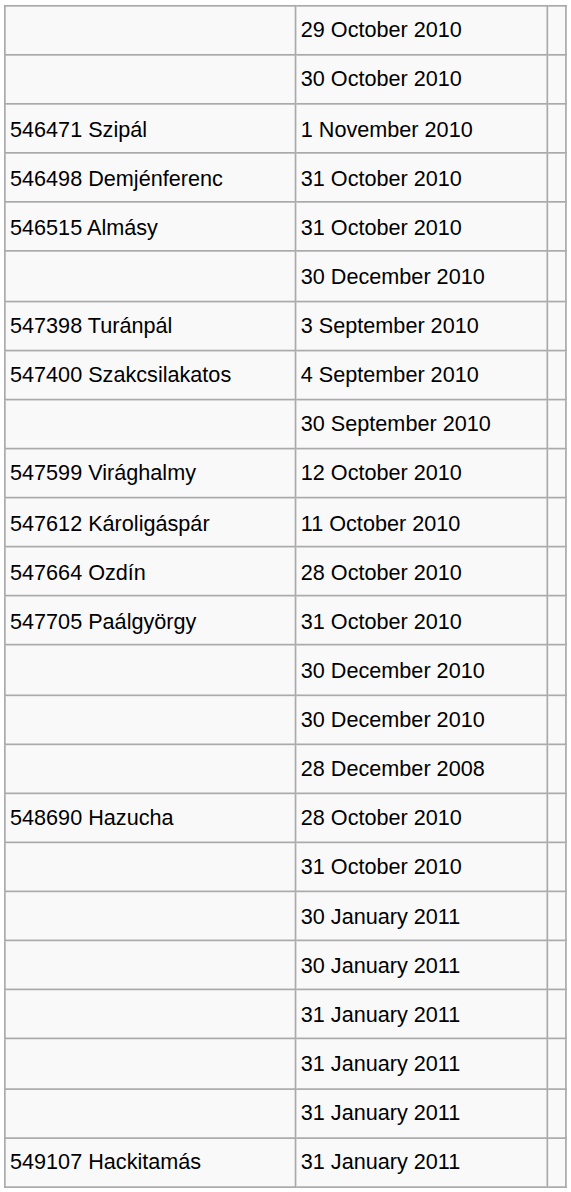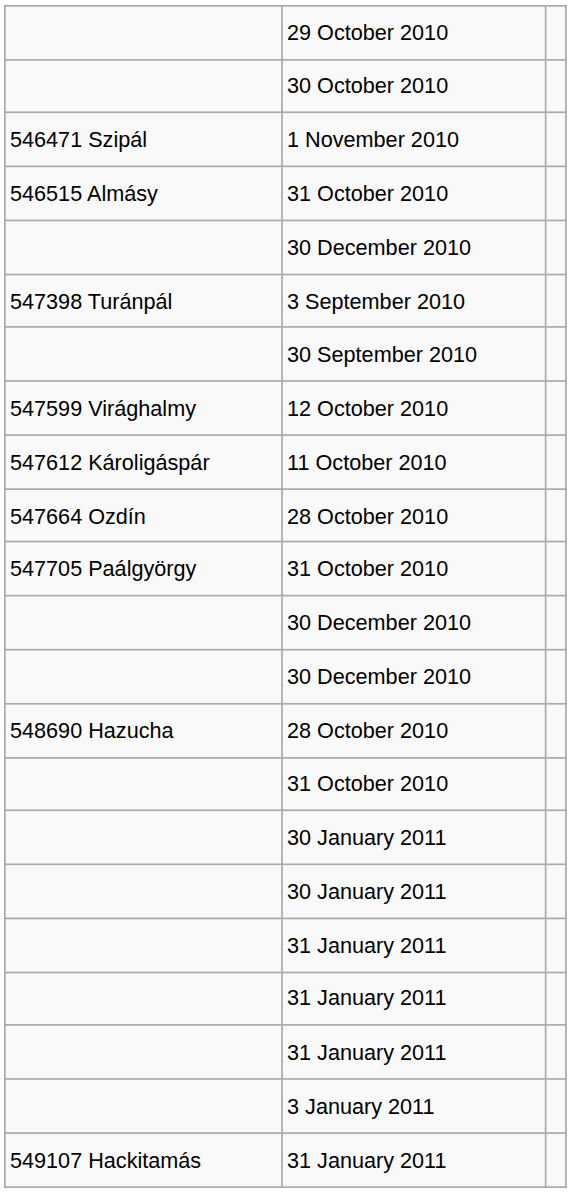- row: (116, 178)
- row: (121, 375)
- row: (150, 768)
+ row: (143, 1106)
